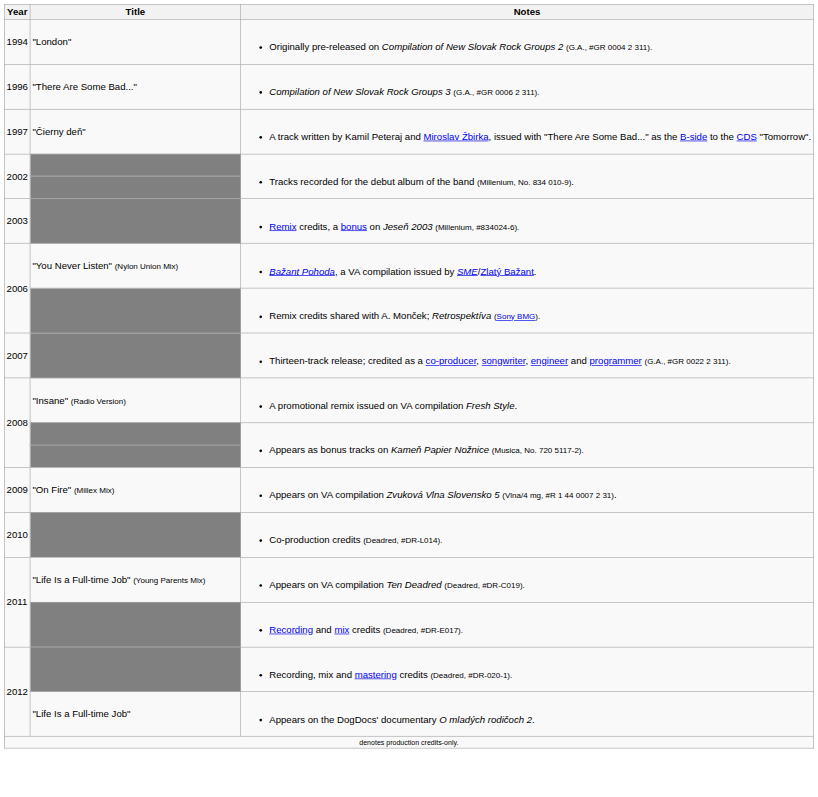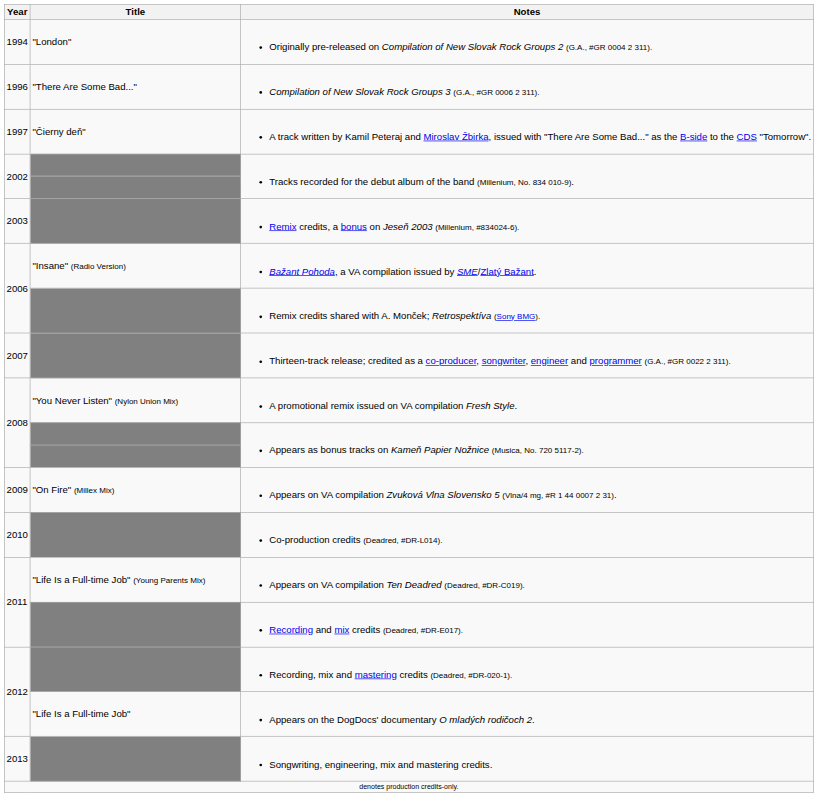(105, 265) "You Never Listen" (Nylon Union Mix) -> (79, 265) "Insane" (Radio Version)
(79, 400) "Insane" (Radio Version) -> (105, 400) "You Never Listen" (Nylon Union Mix)
+ row: (17, 758)
